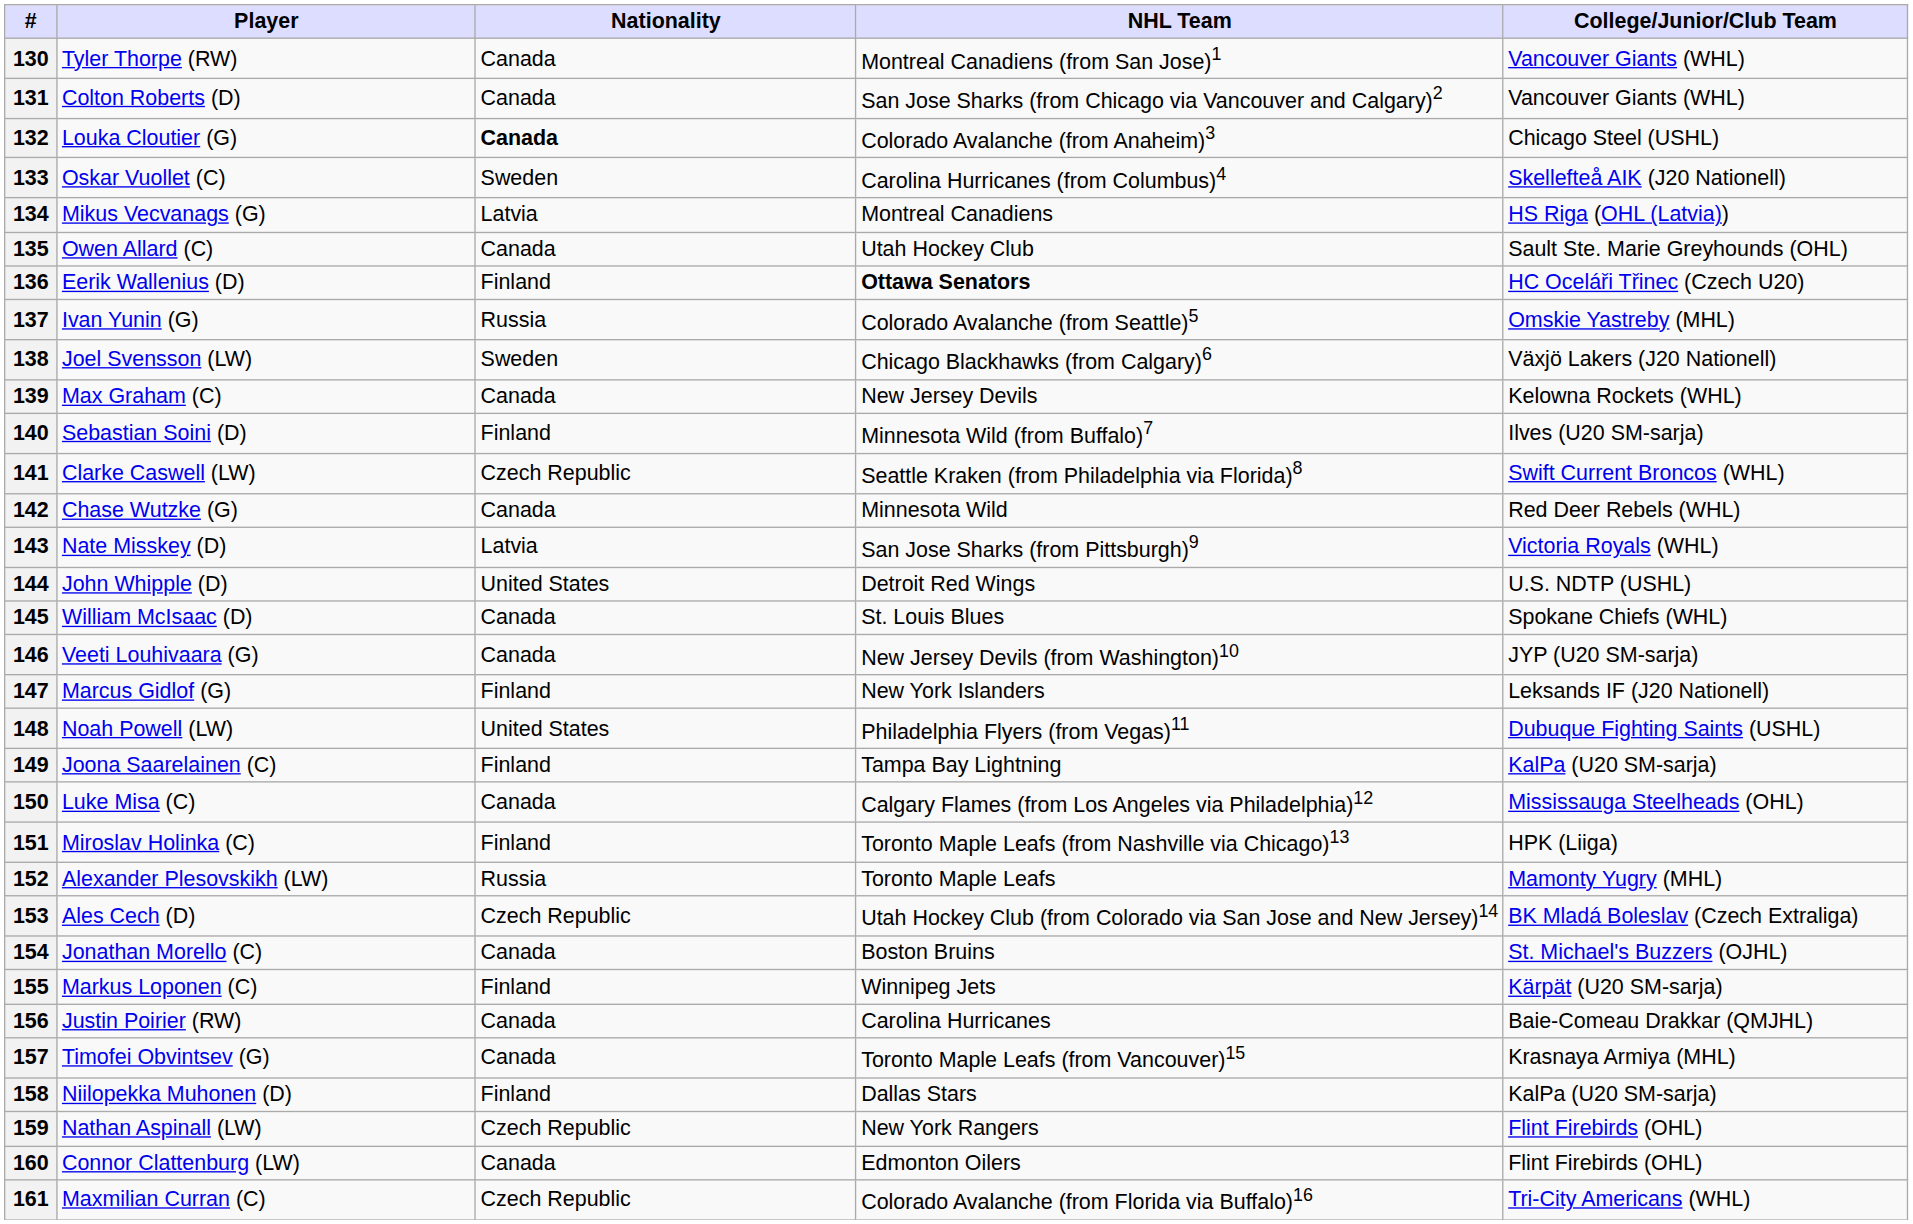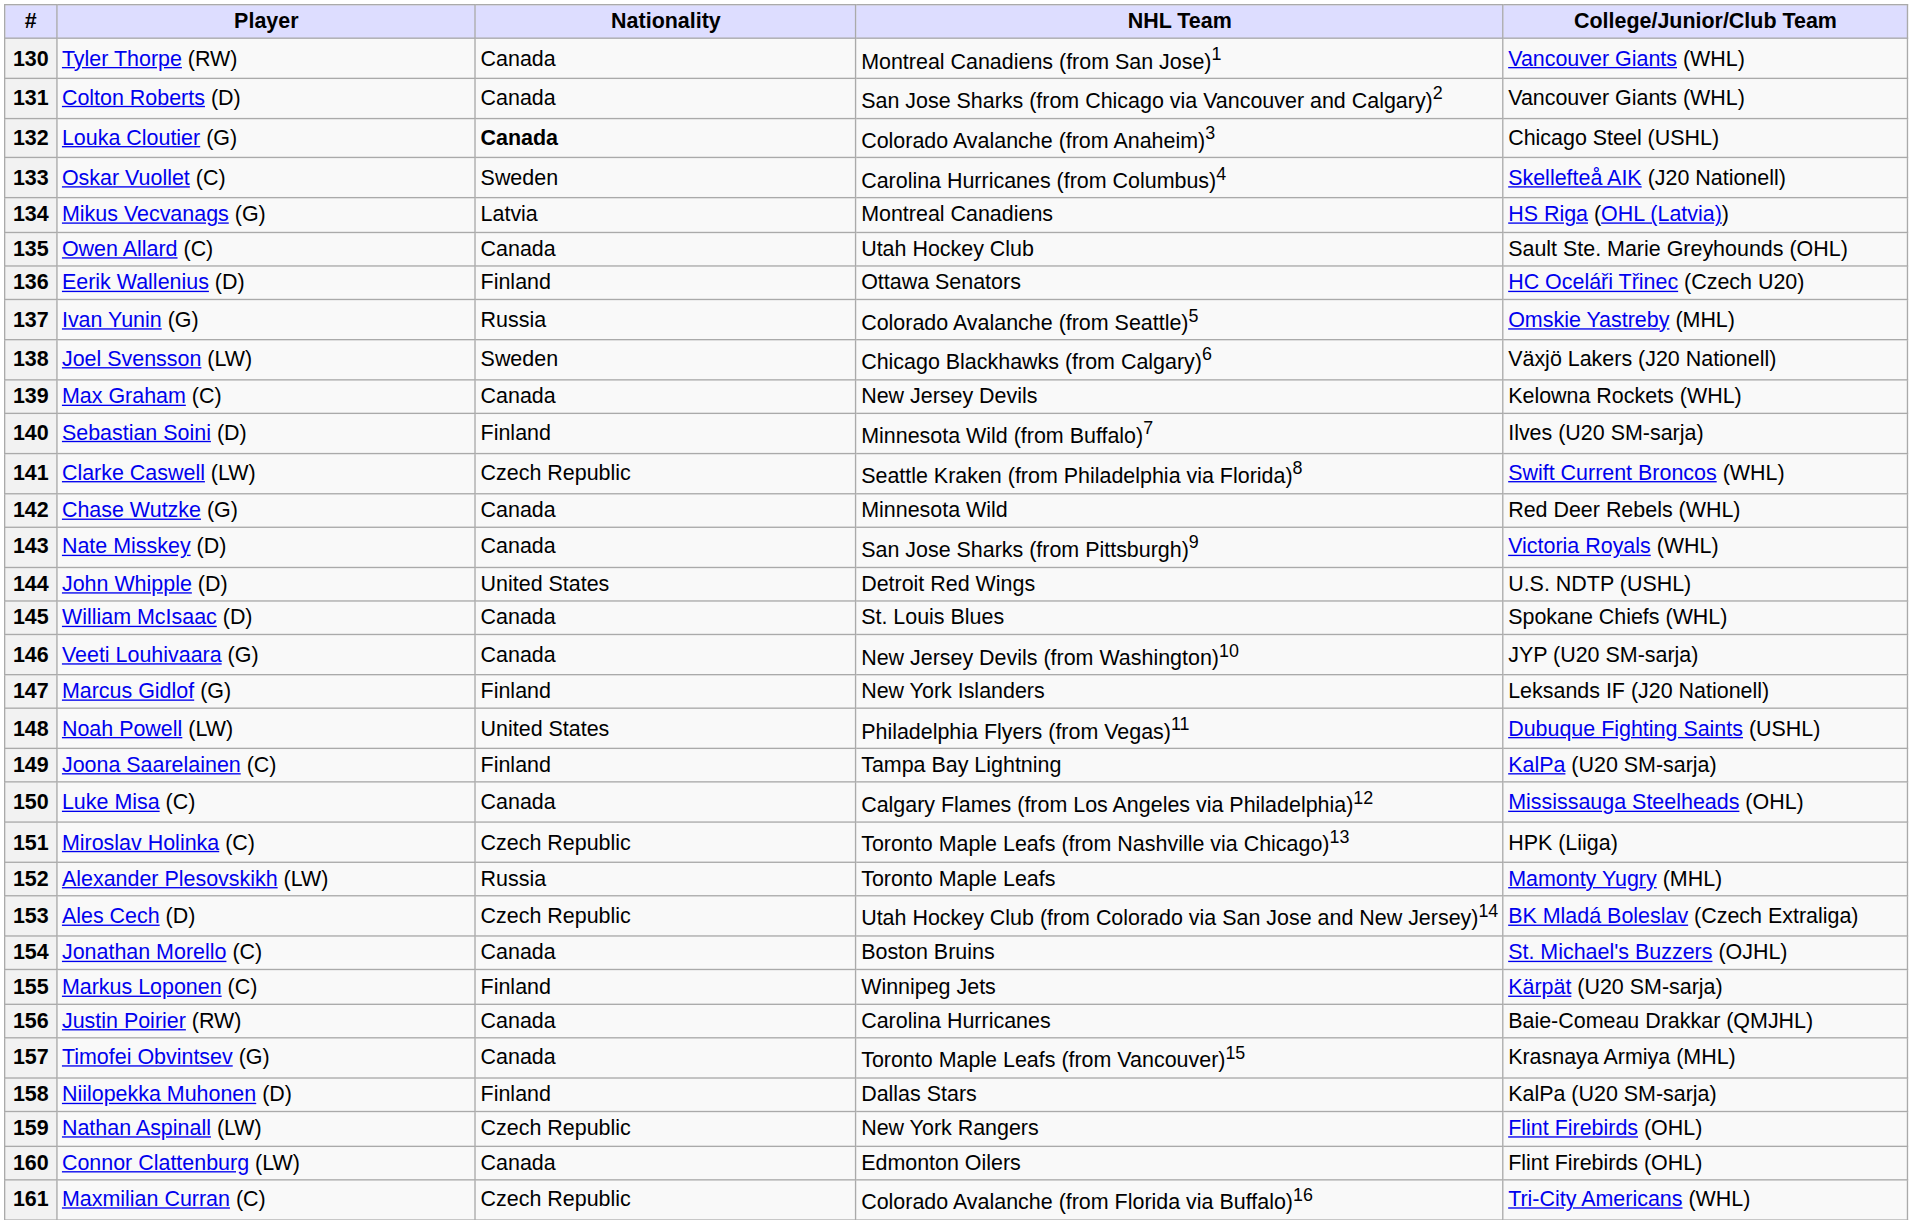(946, 282) bold -> (941, 282) normal
(509, 546) Latvia -> (518, 546) Canada
(516, 842) Finland -> (556, 842) Czech Republic
